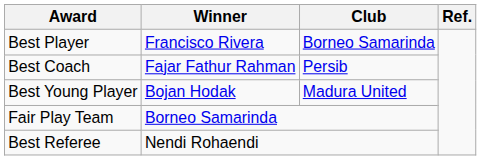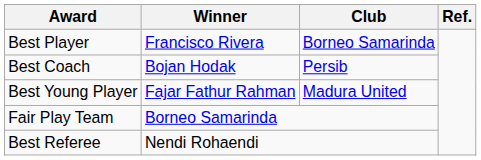(220, 67) Fajar Fathur Rahman -> (190, 67) Bojan Hodak
(190, 92) Bojan Hodak -> (220, 92) Fajar Fathur Rahman
